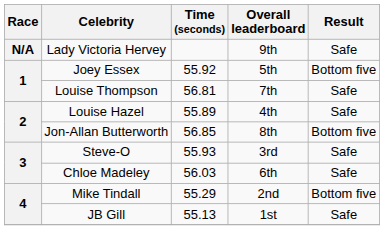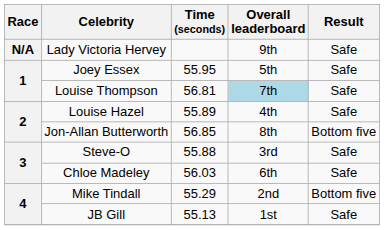(200, 70) 55.92 -> (200, 70) 55.95
(344, 70) Bottom five -> (344, 70) Safe
(268, 91) no background -> (268, 91) lightblue background
(200, 152) 55.93 -> (200, 152) 55.88
